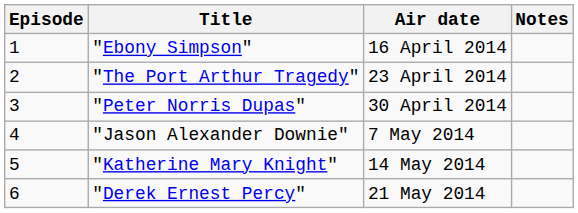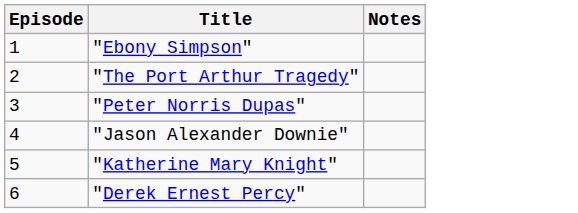- column: (437, 19)
